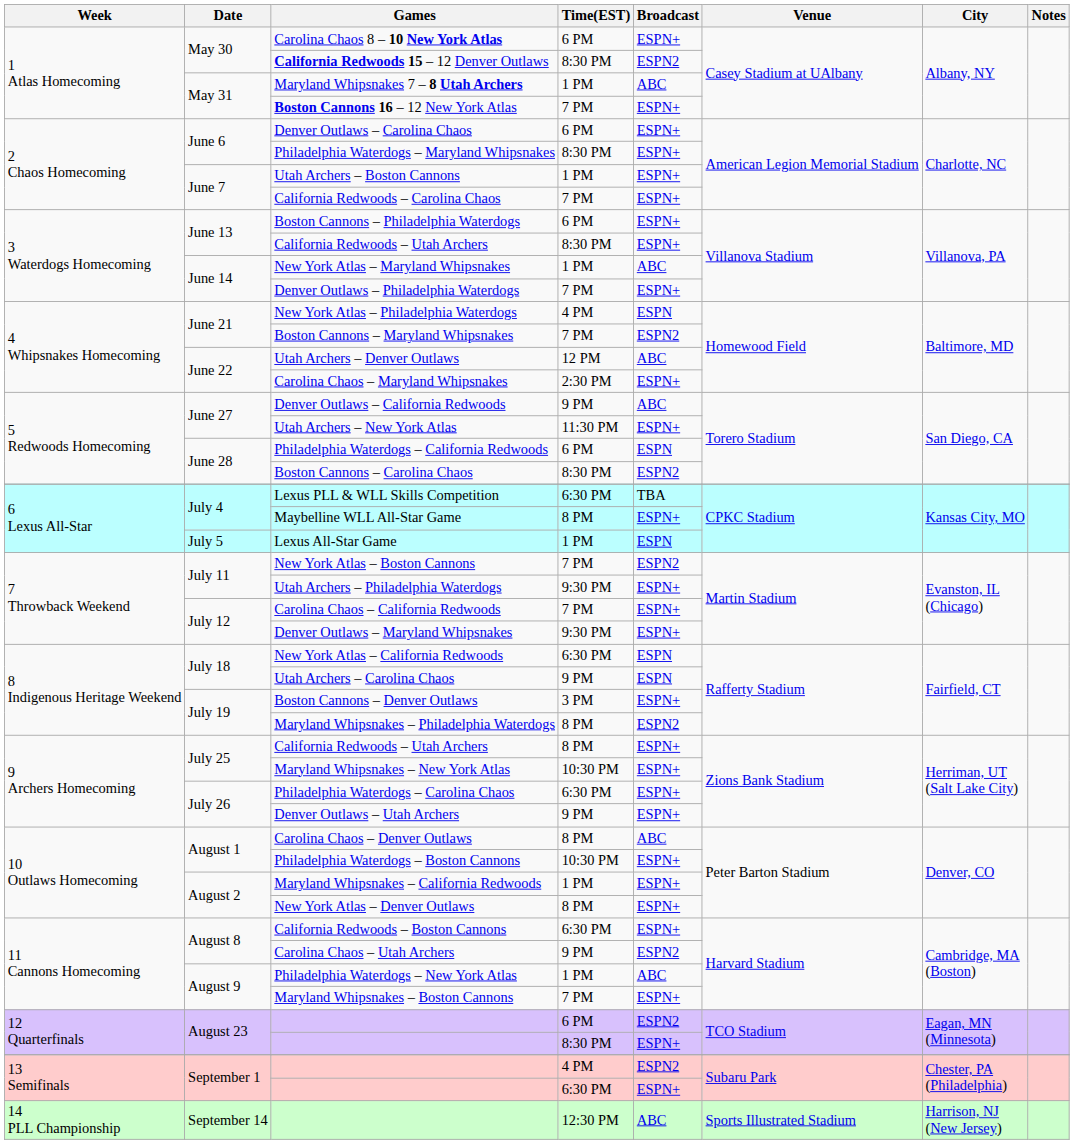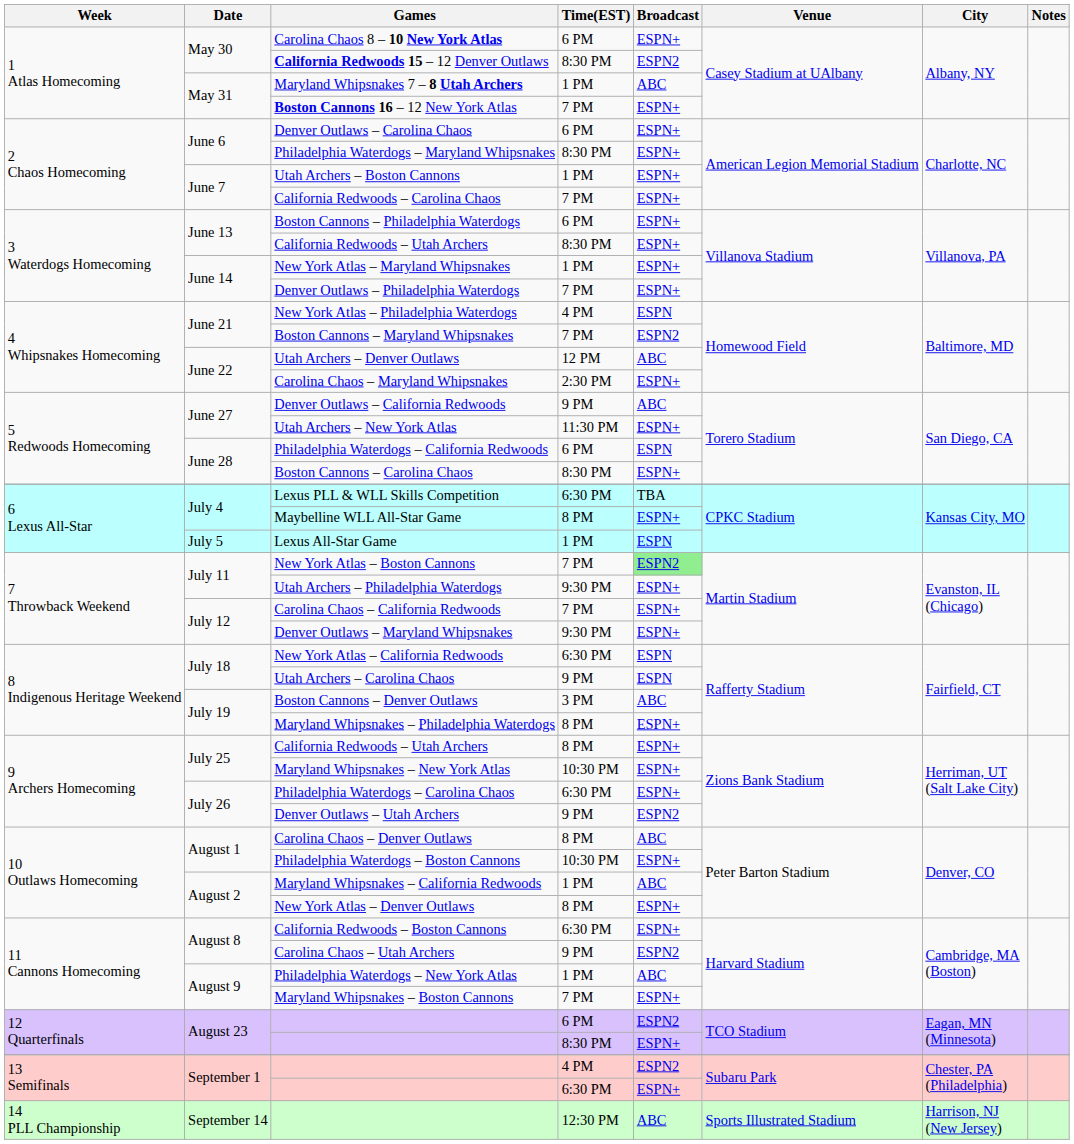(652, 267) ABC -> (658, 267) ESPN+
(658, 472) ESPN2 -> (658, 472) ESPN+
(658, 564) no background -> (658, 564) lightgreen background
(658, 701) ESPN+ -> (652, 701) ABC
(658, 723) ESPN2 -> (658, 723) ESPN+
(658, 815) ESPN+ -> (658, 815) ESPN2
(658, 883) ESPN+ -> (652, 883) ABC
